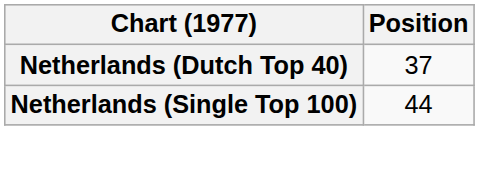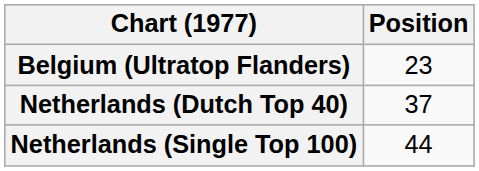+ row: (184, 64)
